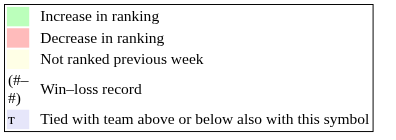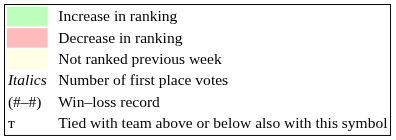+ row: (143, 80)
(11, 119) lavender background -> (11, 123) no background
